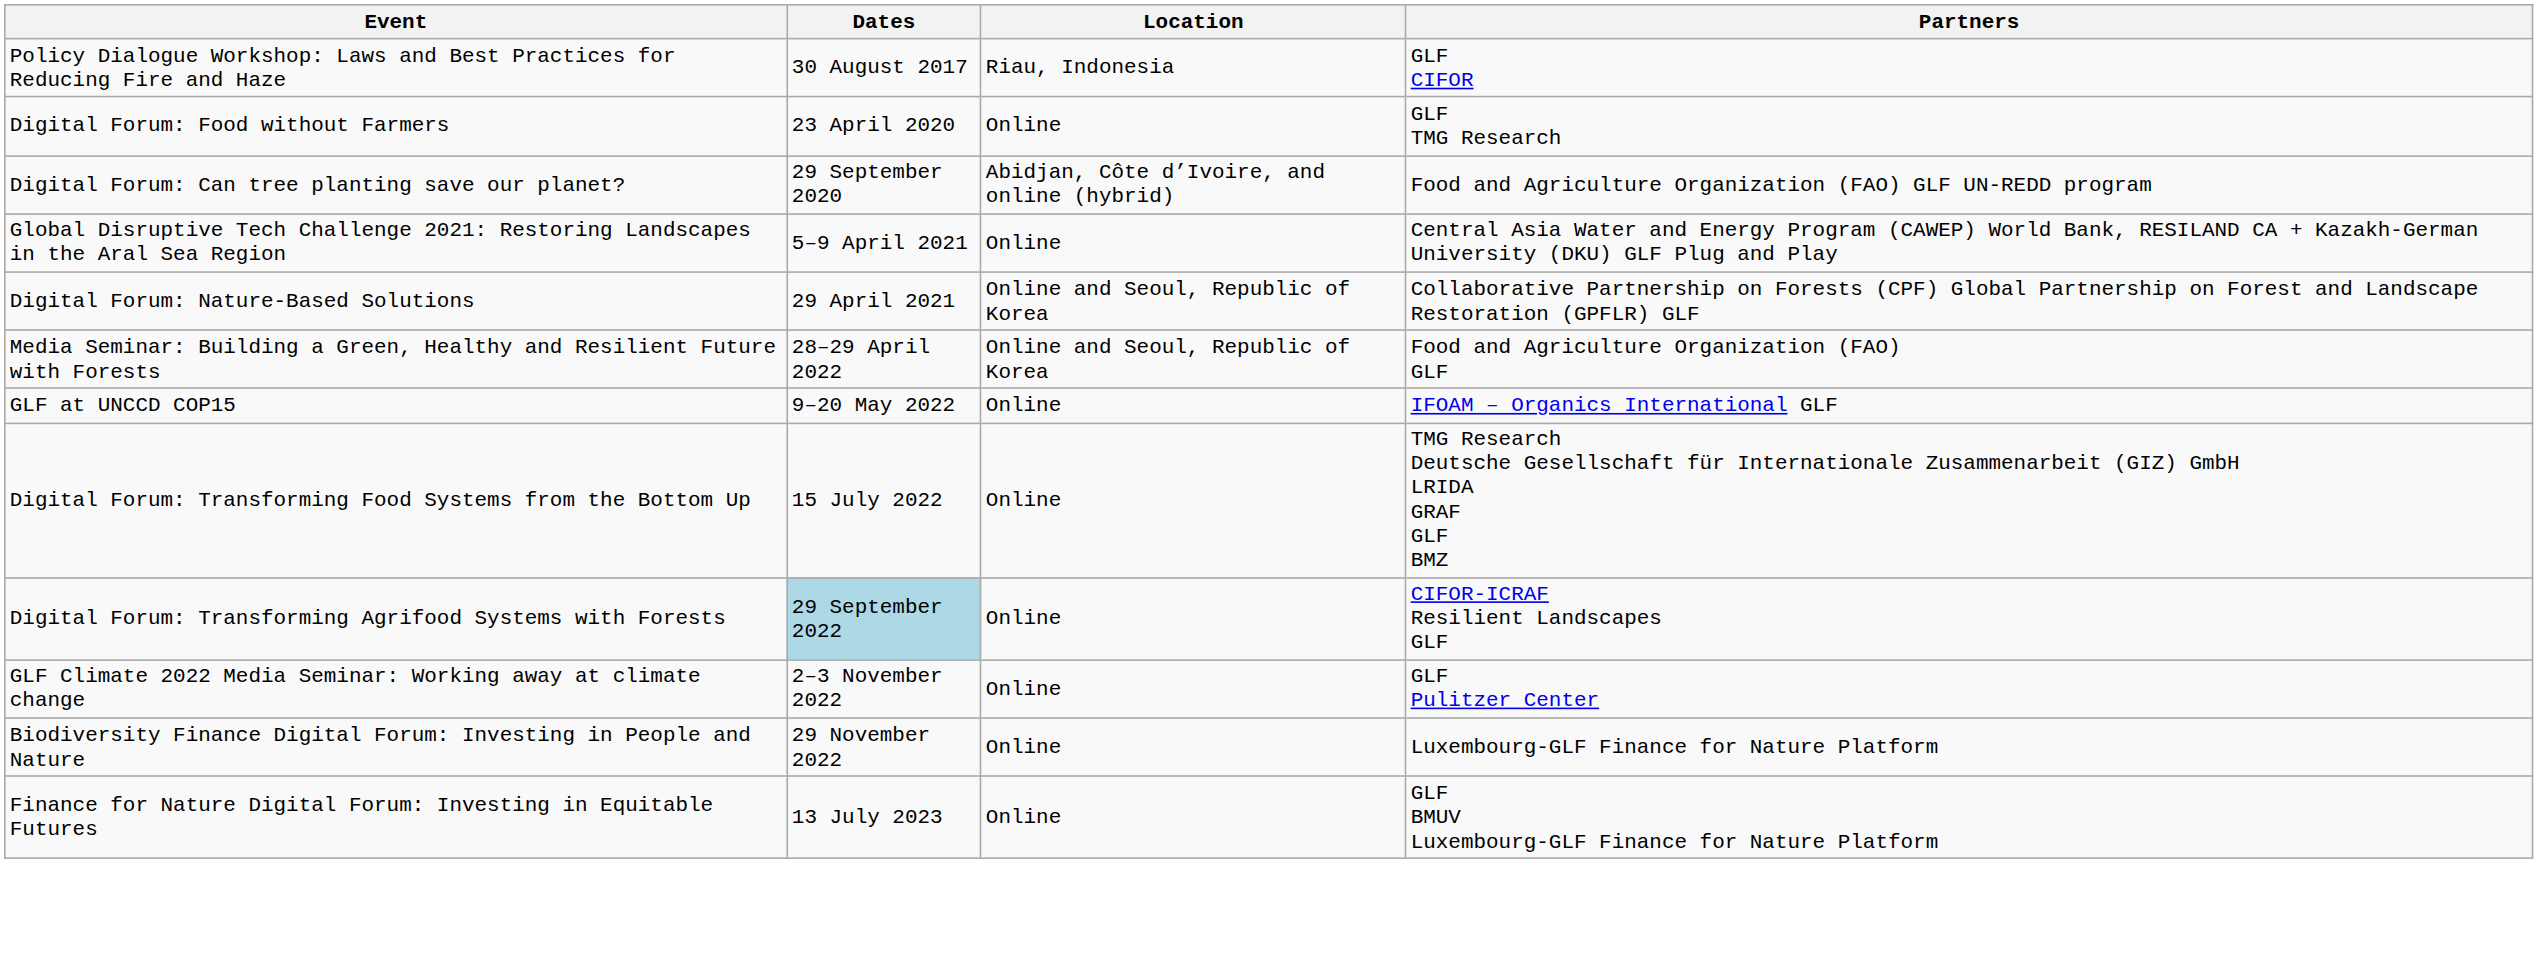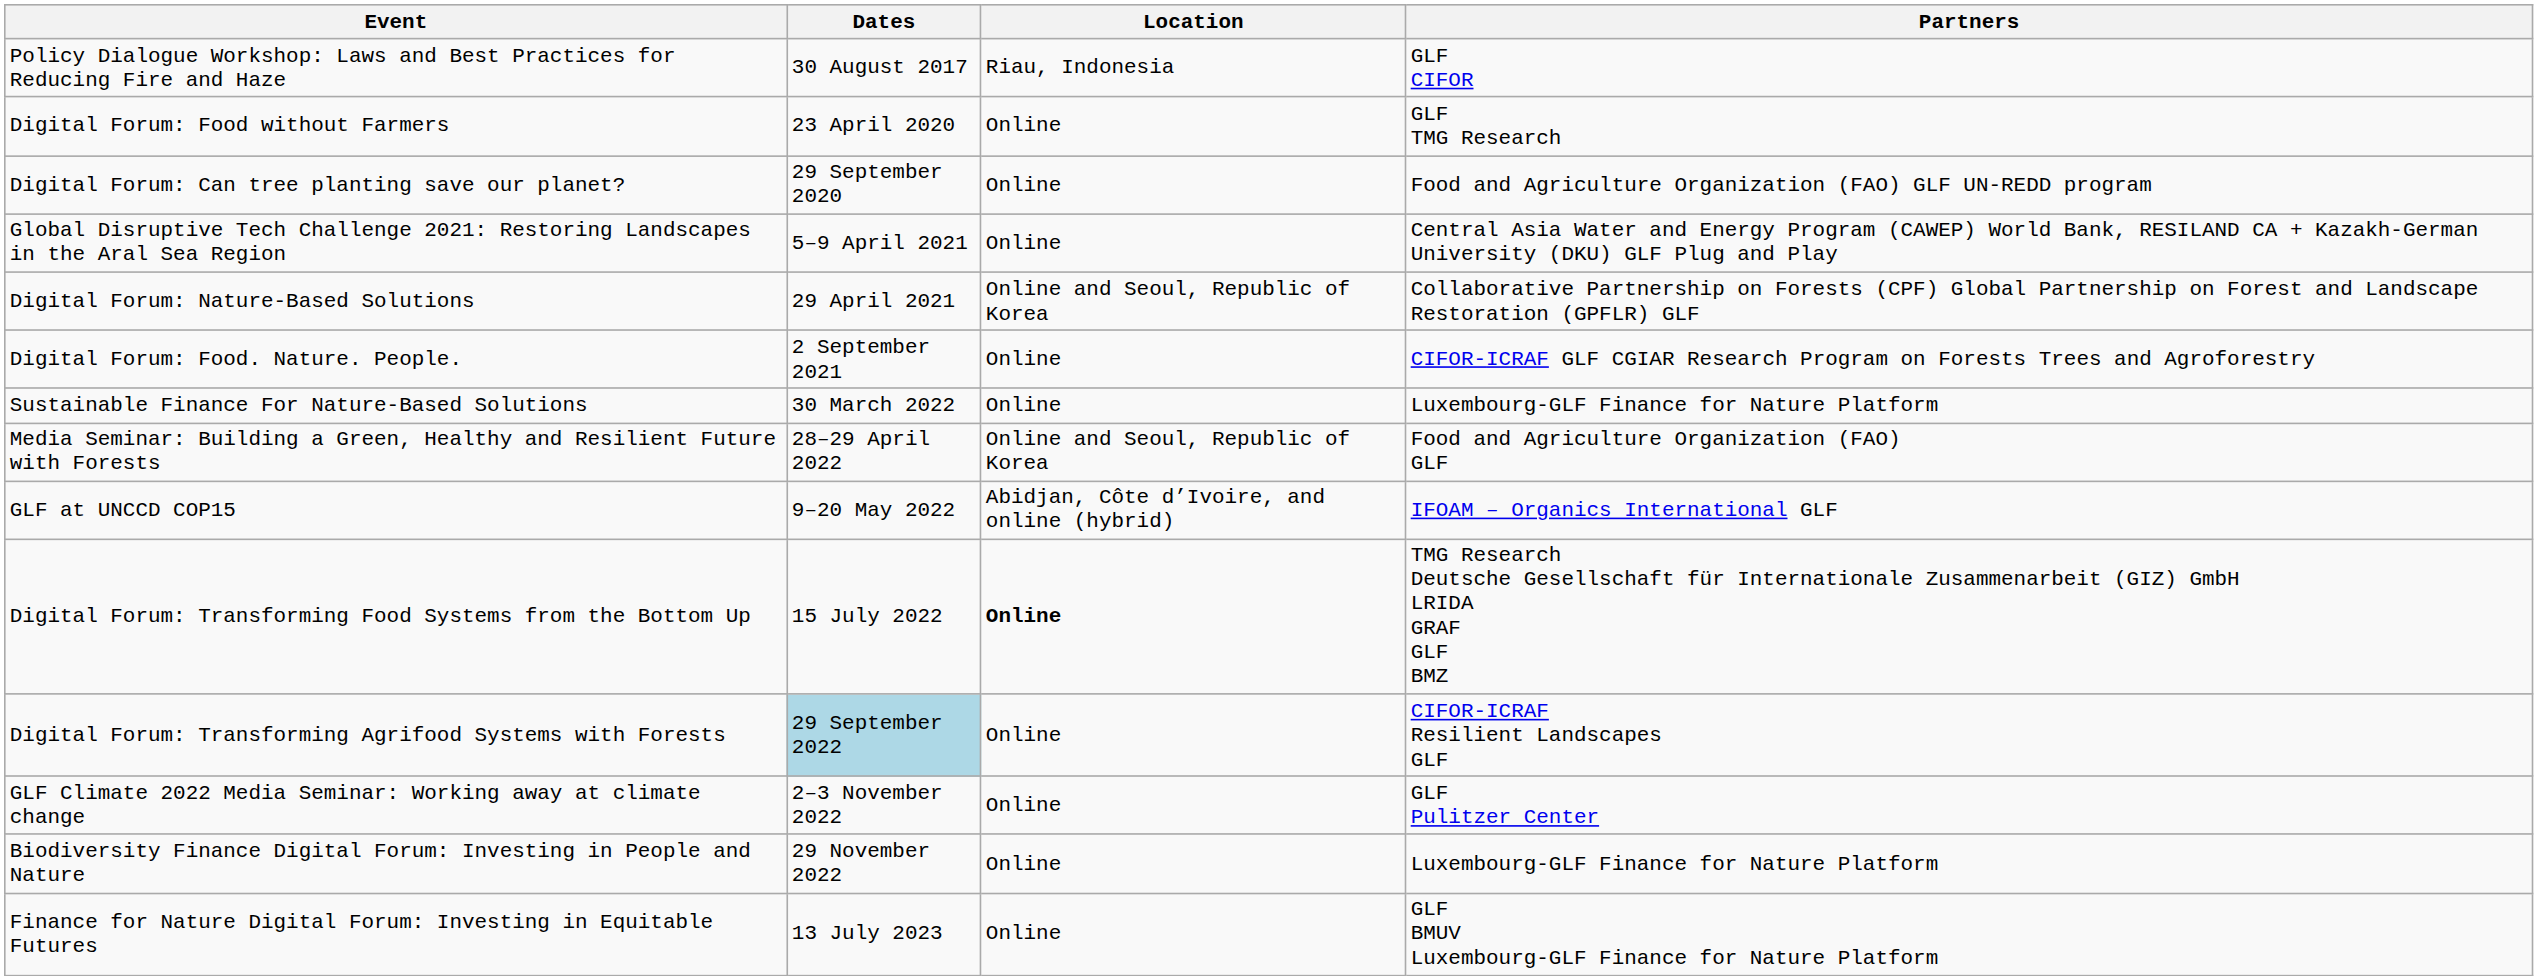(1155, 185) Abidjan, Côte d’Ivoire, and online (hybrid) -> (1024, 185) Online
+ row: (236, 359)
+ row: (299, 406)
(1024, 406) Online -> (1155, 510) Abidjan, Côte d’Ivoire, and online (hybrid)
(1024, 500) normal -> (1024, 617) bold
